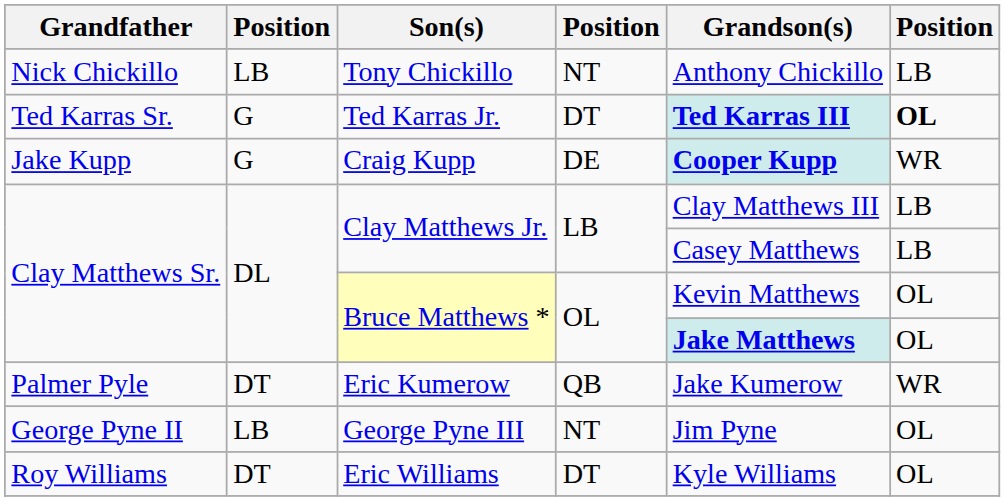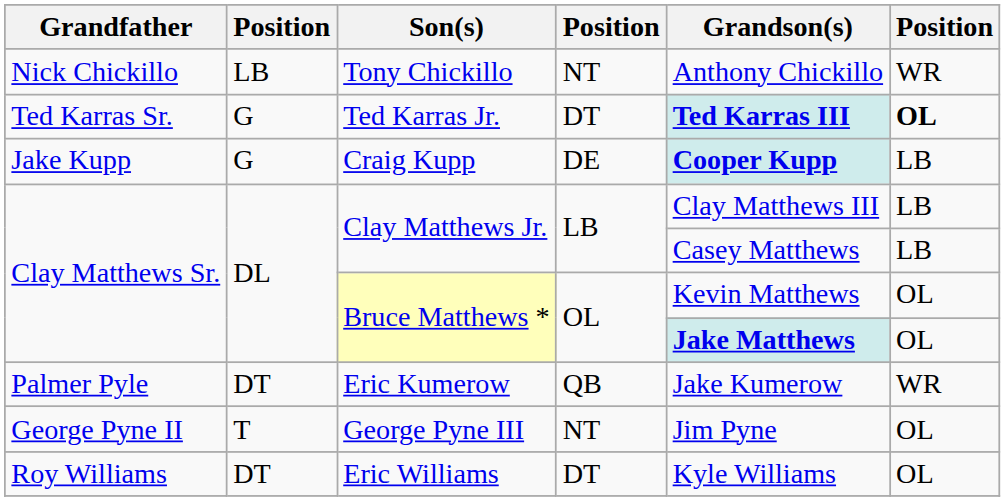(914, 71) LB -> (919, 71) WR
(919, 160) WR -> (914, 160) LB
(251, 428) LB -> (242, 428) T
